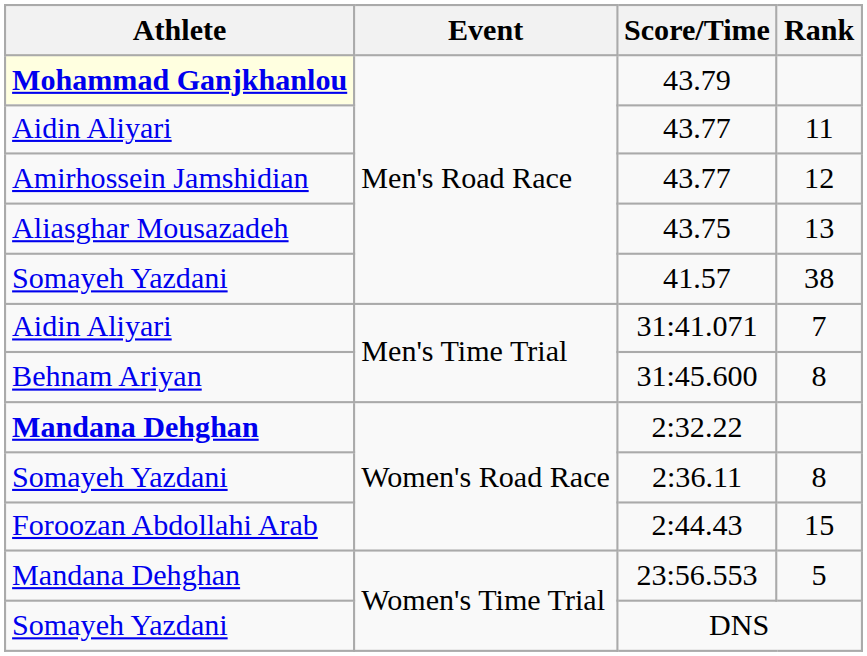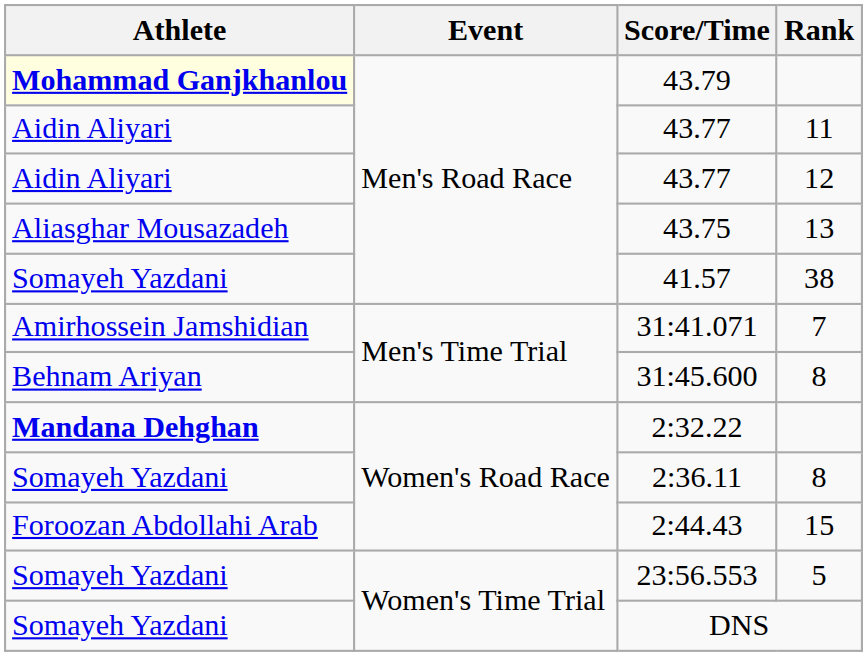(160, 178) Amirhossein Jamshidian -> (92, 178) Aidin Aliyari
(92, 327) Aidin Aliyari -> (160, 327) Amirhossein Jamshidian
(126, 575) Mandana Dehghan -> (120, 575) Somayeh Yazdani
